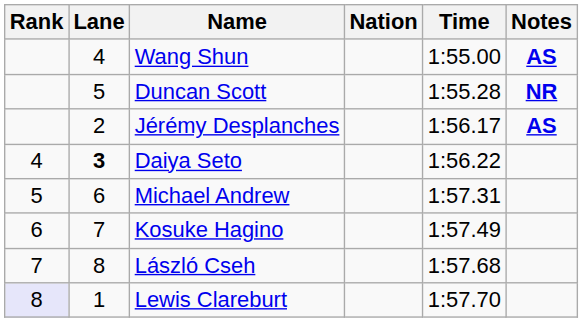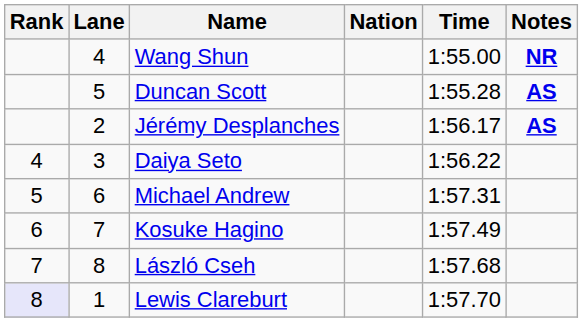(542, 56) AS -> (542, 56) NR
(542, 91) NR -> (542, 91) AS
(99, 160) bold -> (99, 160) normal
